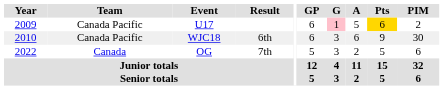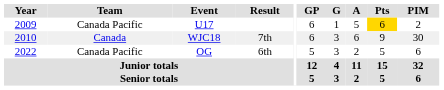(336, 24) pink background -> (336, 24) no background
(110, 38) Canada Pacific -> (110, 38) Canada
(265, 38) 6th -> (265, 38) 7th
(110, 51) Canada -> (110, 51) Canada Pacific
(265, 51) 7th -> (265, 51) 6th
